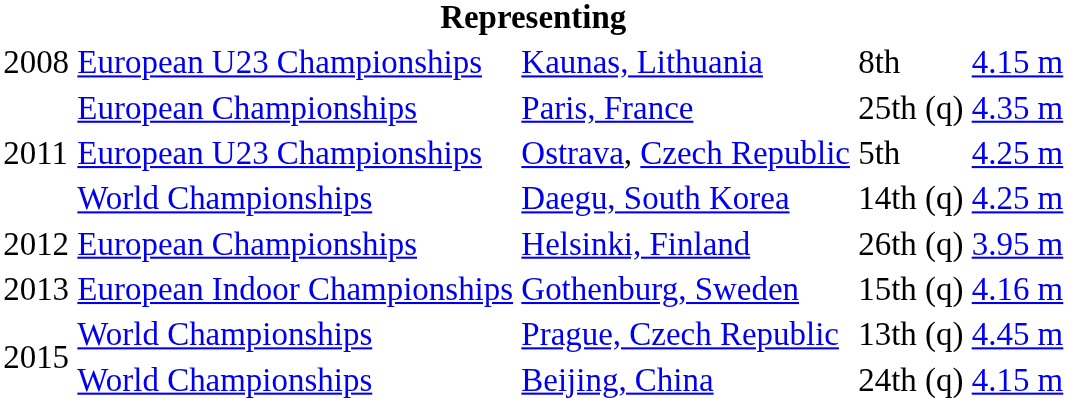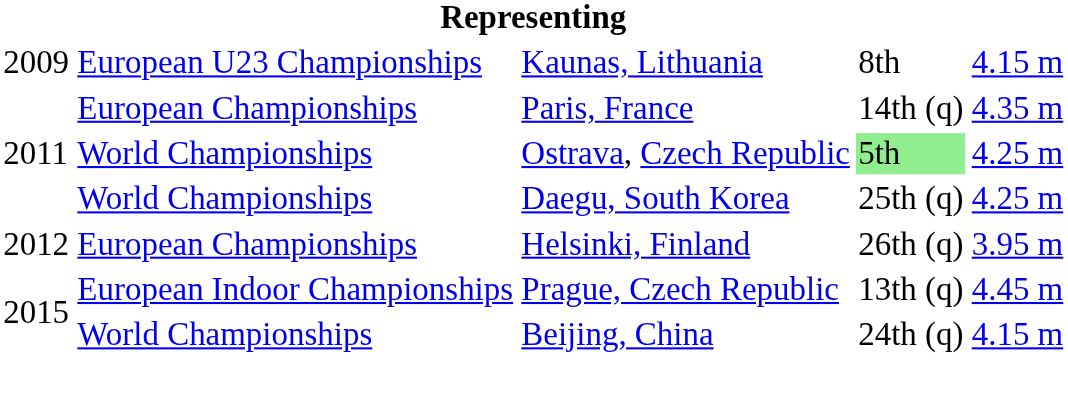(36, 62) 2008 -> (36, 62) 2009
(911, 107) 25th (q) -> (911, 107) 14th (q)
(280, 153) European U23 Championships -> (225, 153) World Championships
(879, 153) no background -> (879, 153) lightgreen background
(911, 198) 14th (q) -> (911, 198) 25th (q)
- row: (660, 289)
(225, 334) World Championships -> (295, 289) European Indoor Championships
